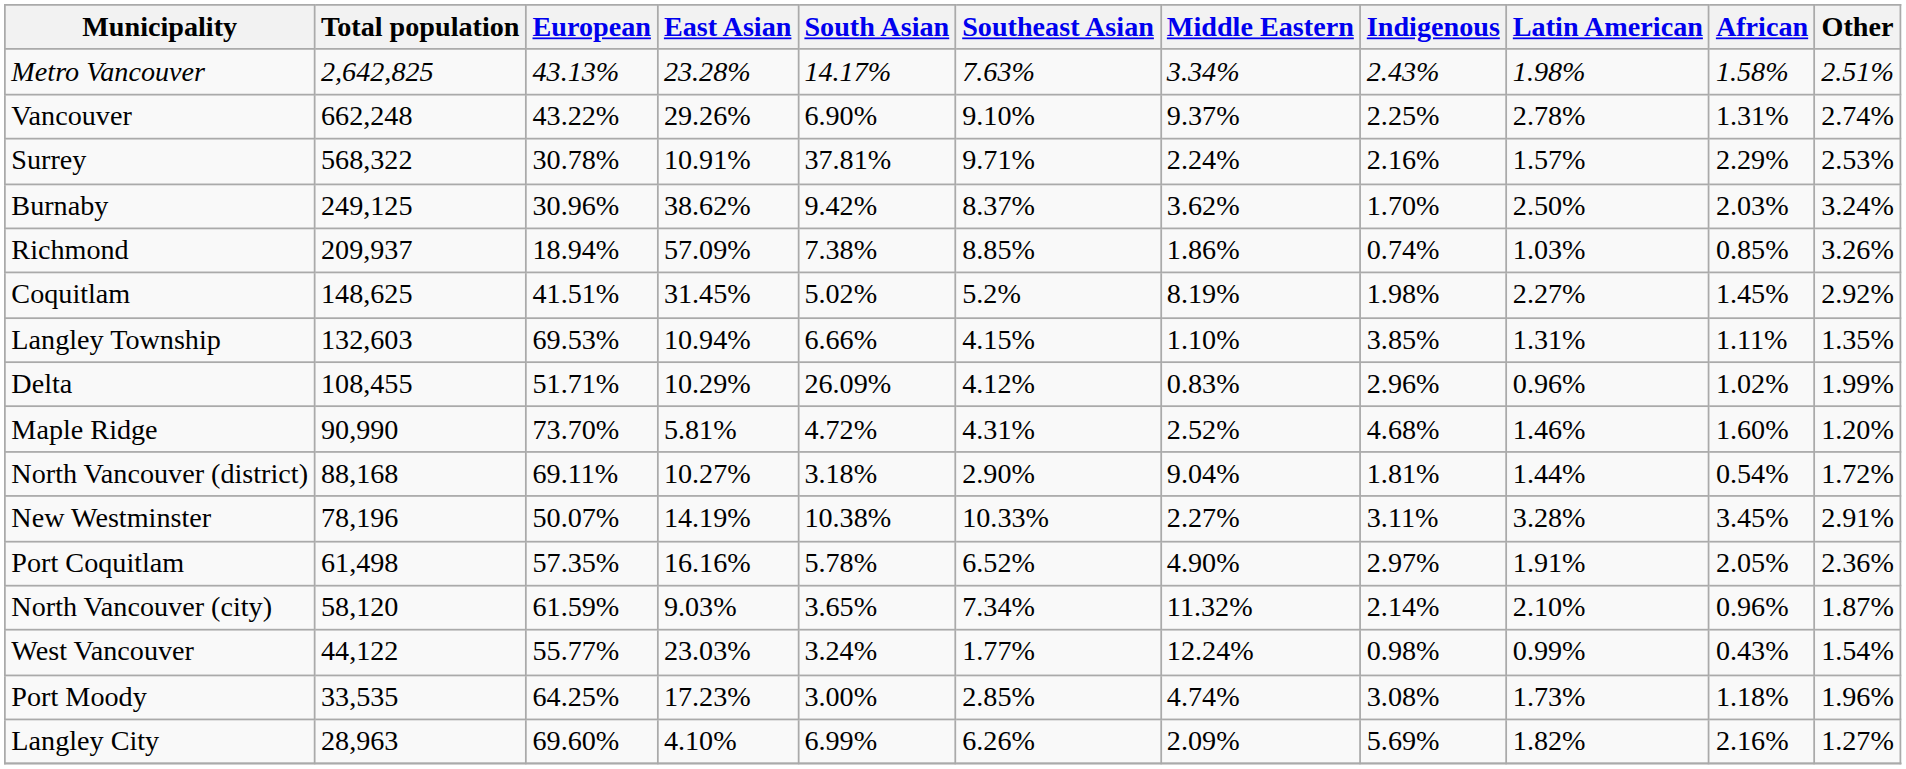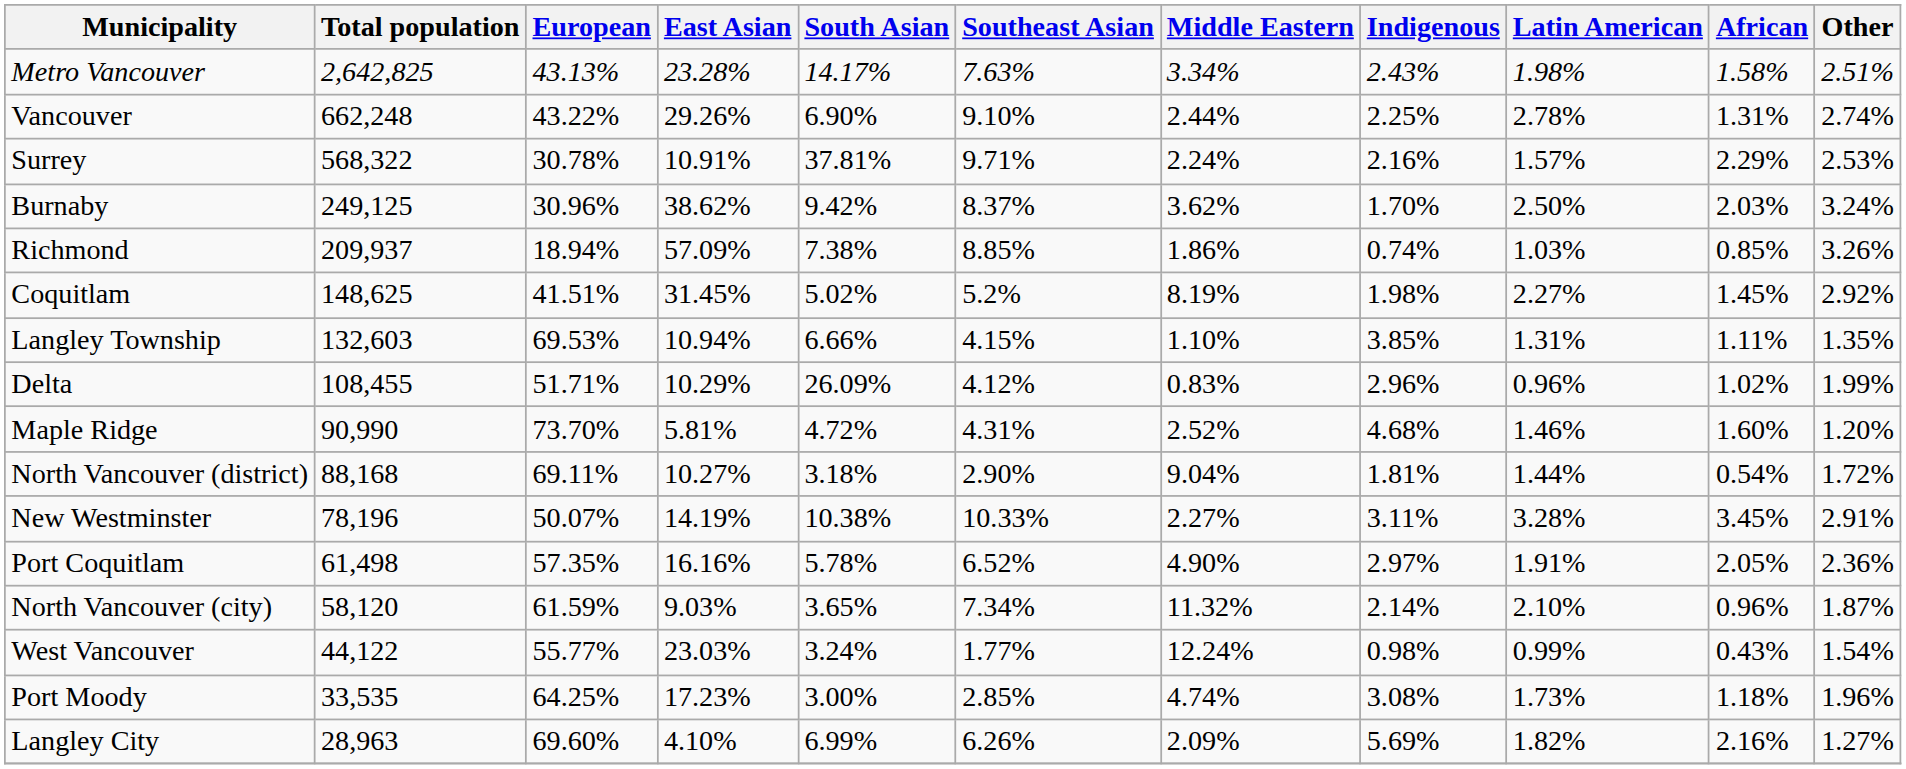(1203, 116) 9.37% -> (1203, 116) 2.44%
